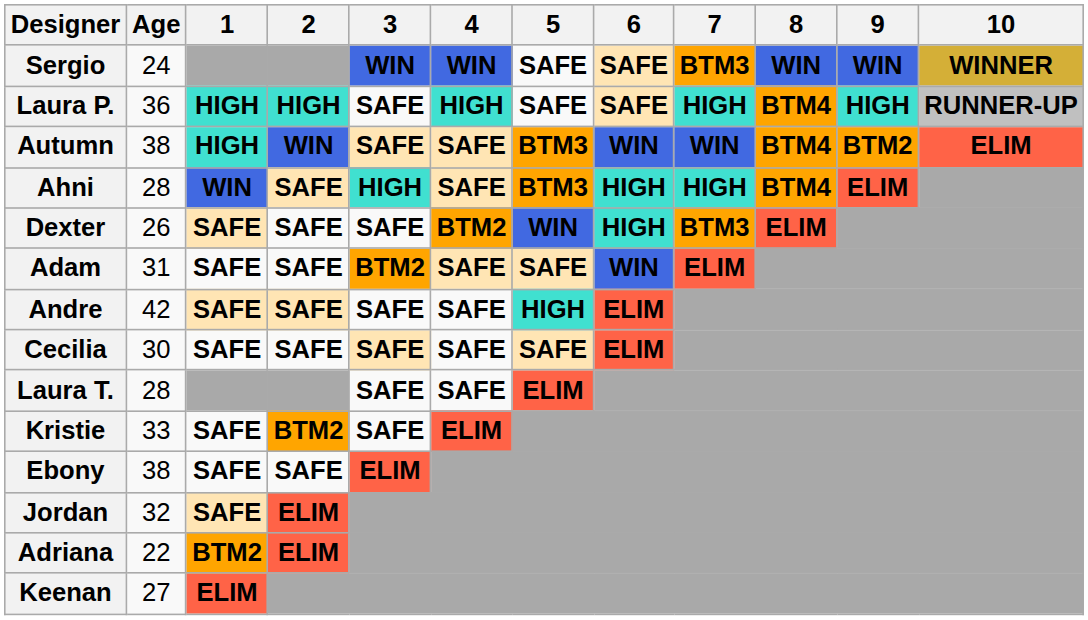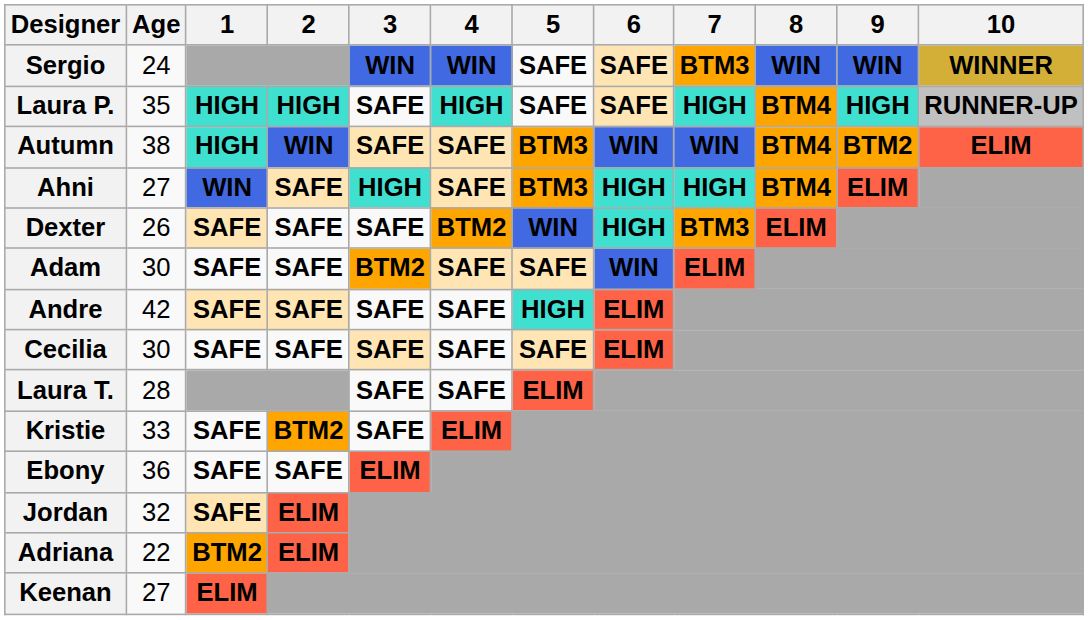(156, 106) 36 -> (156, 106) 35
(156, 187) 28 -> (156, 187) 27
(156, 268) 31 -> (156, 268) 30
(156, 471) 38 -> (156, 471) 36
